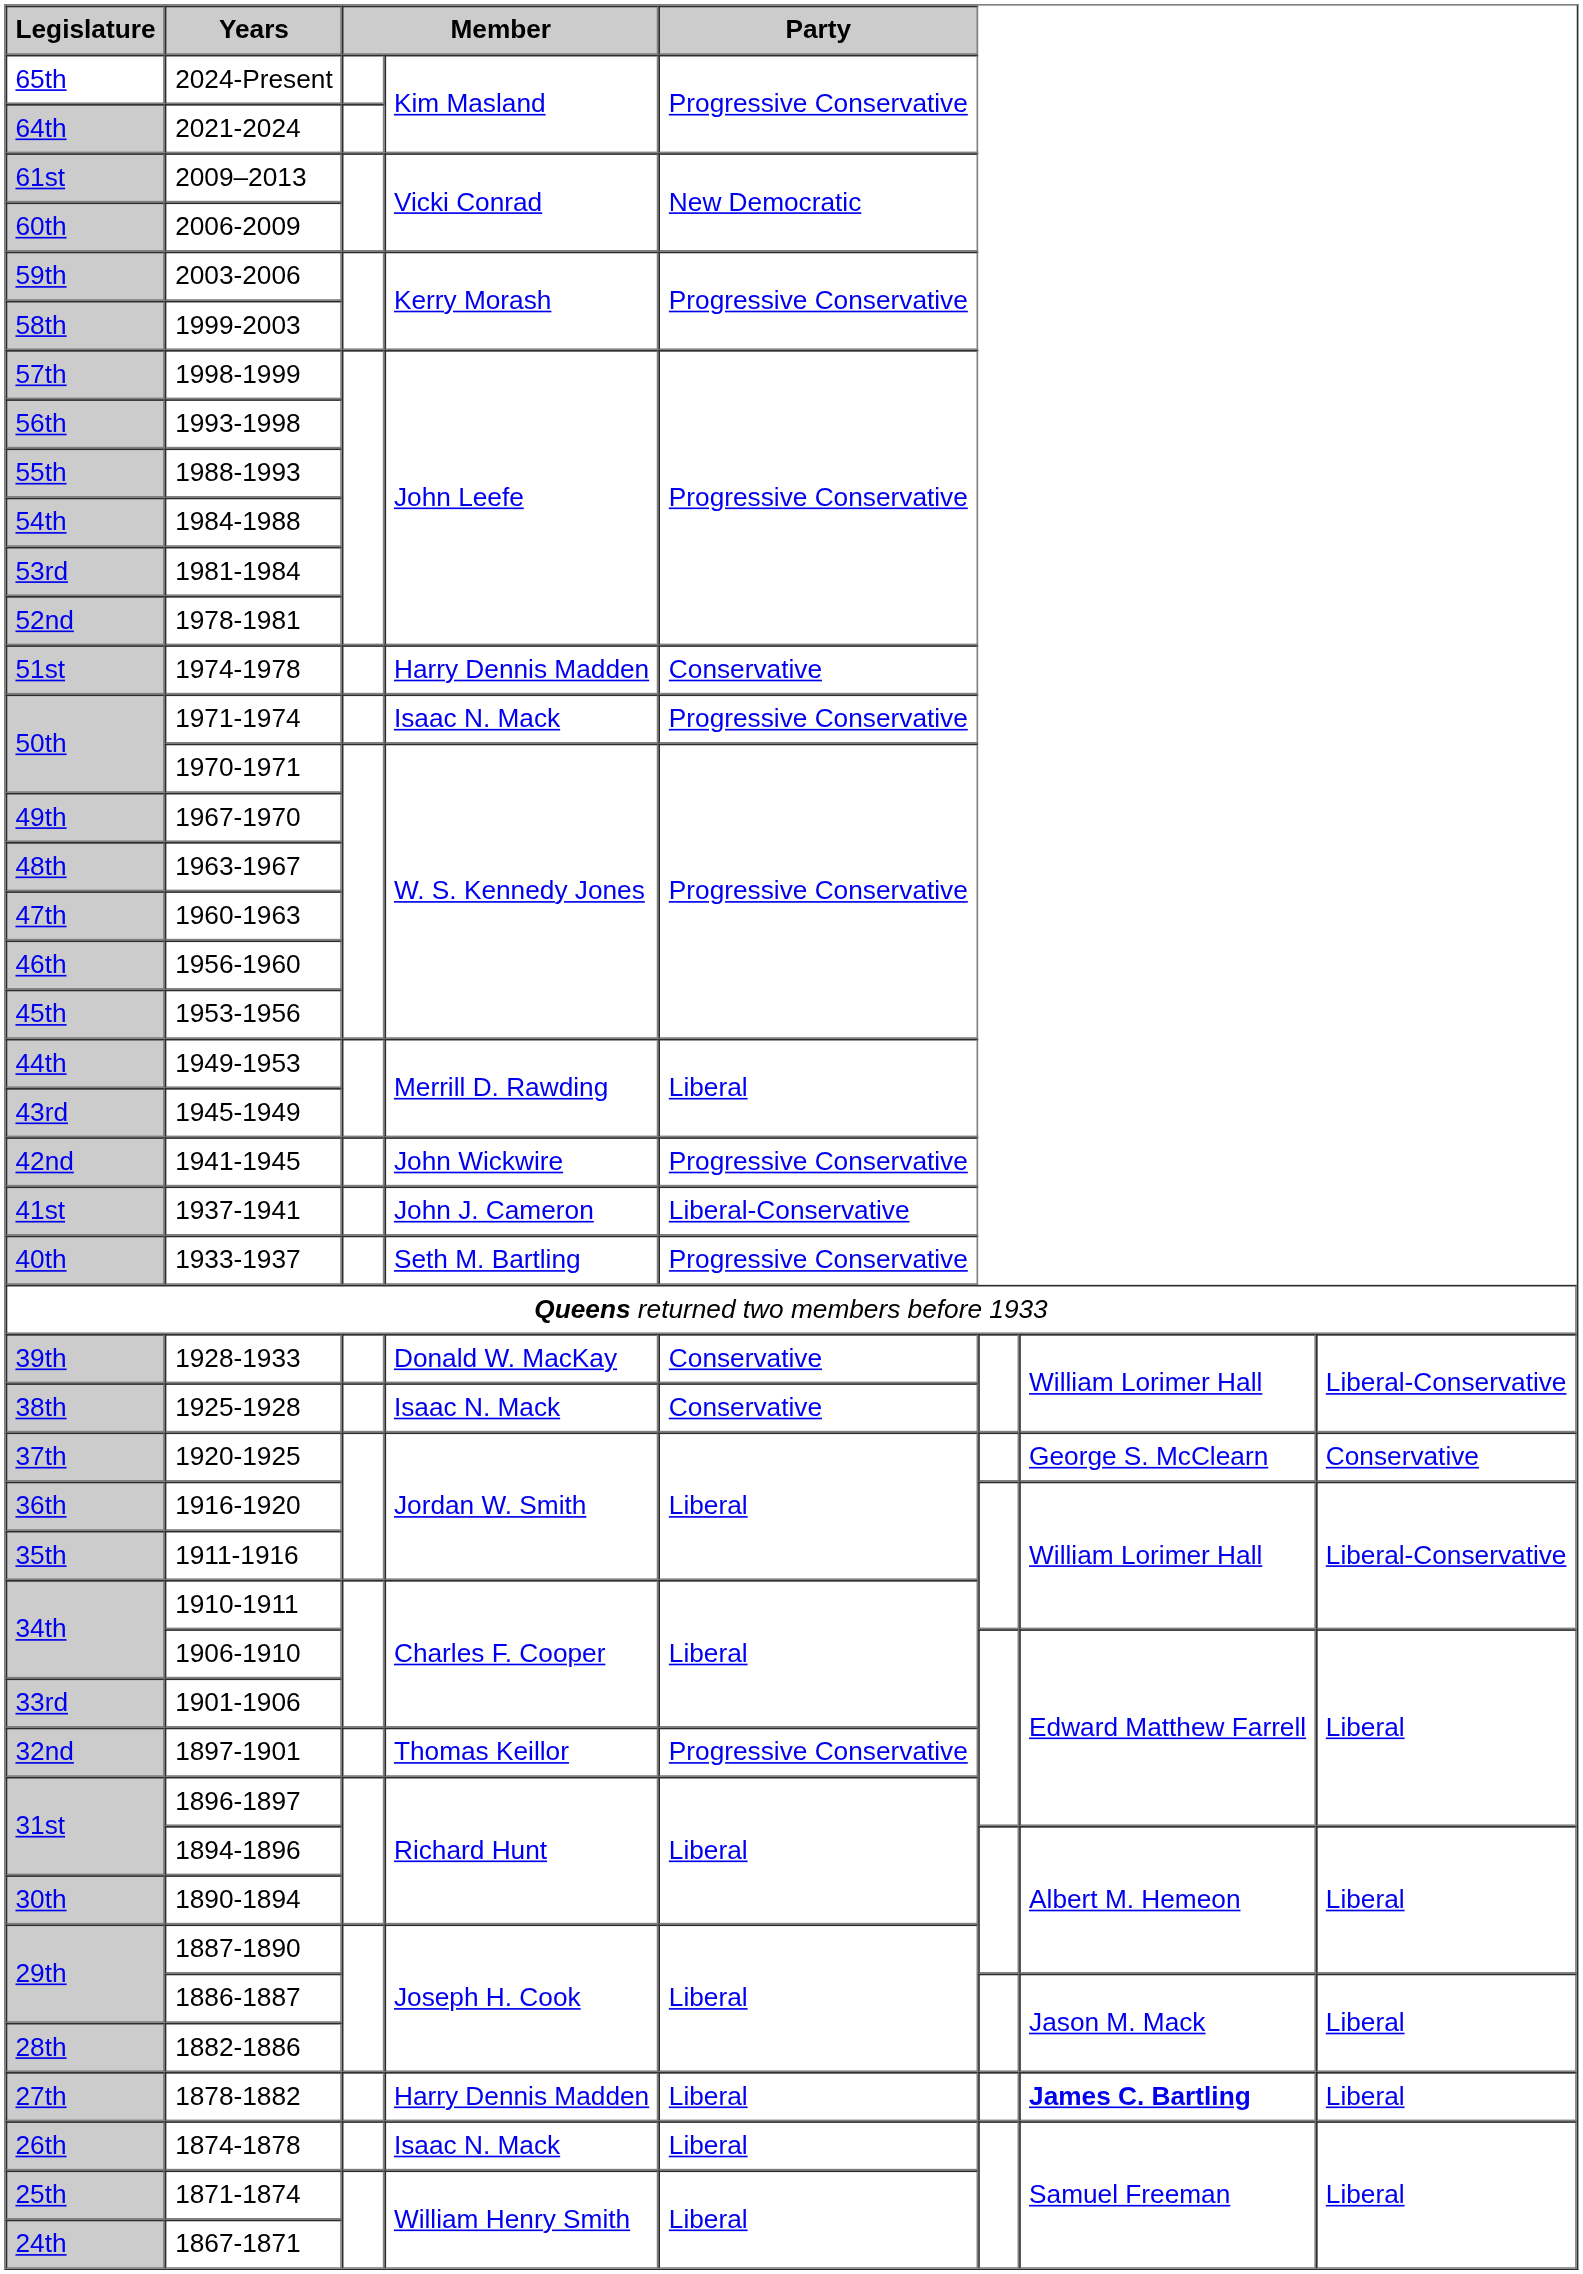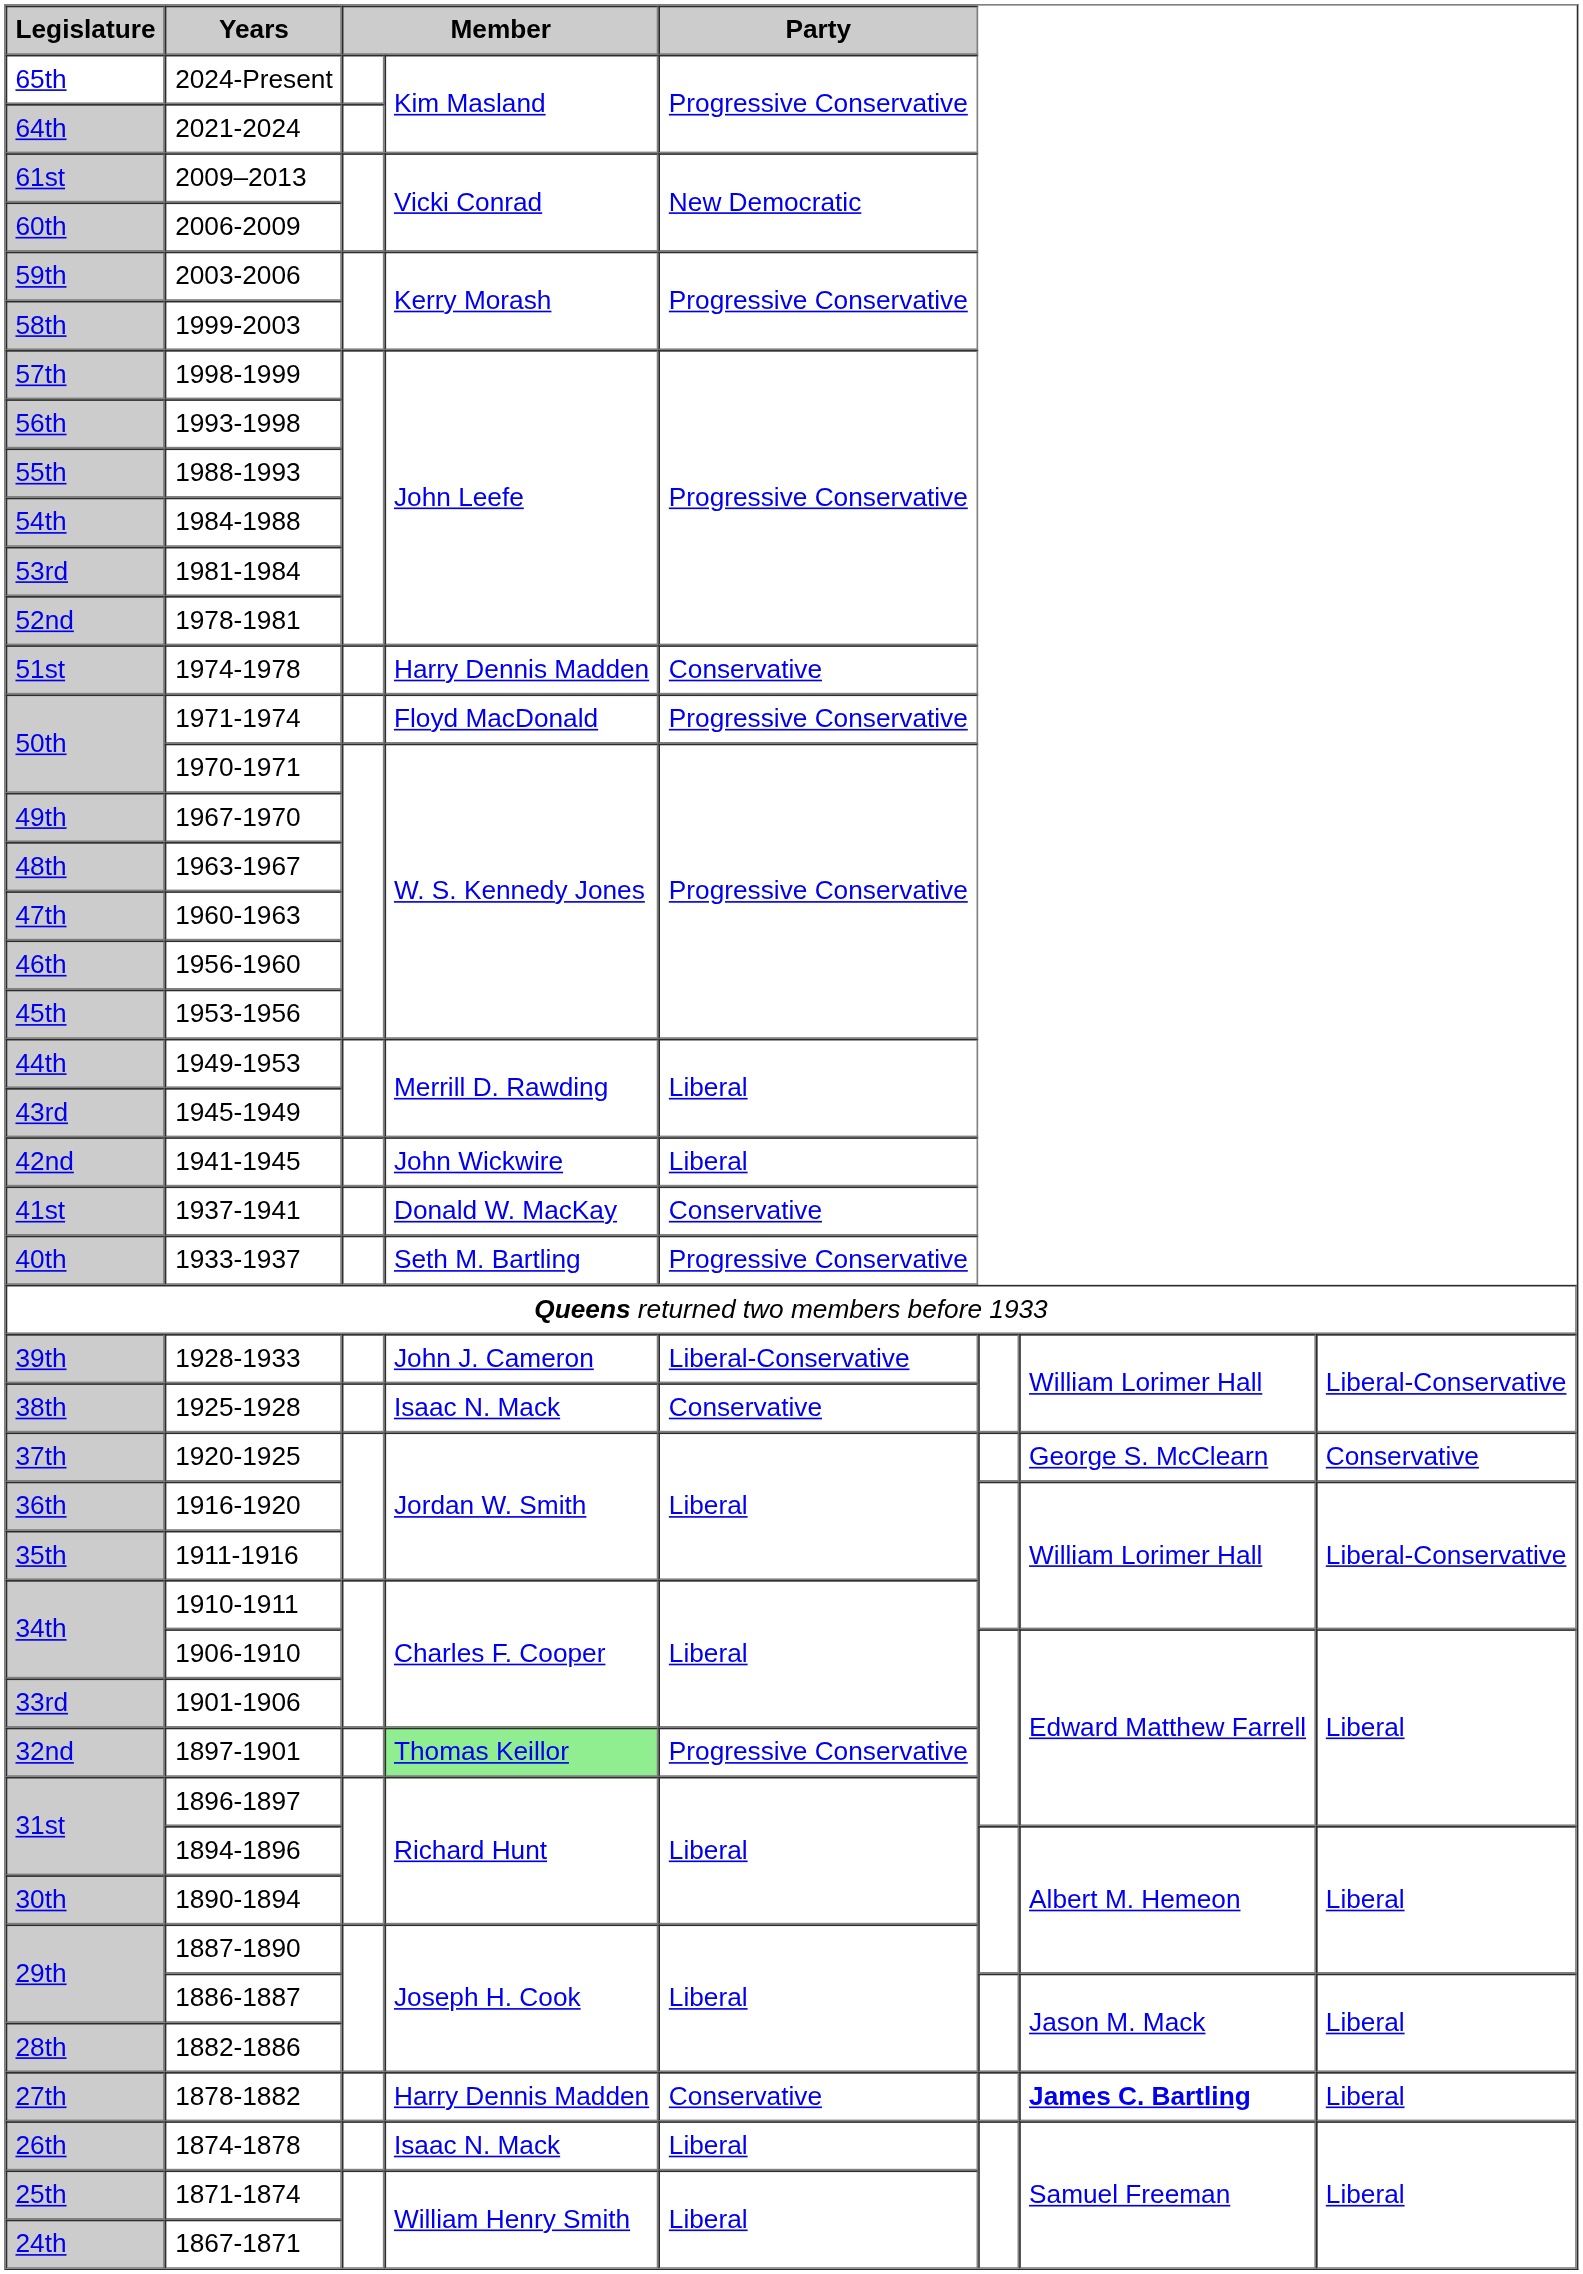(477, 718) Isaac N. Mack -> (496, 718) Floyd MacDonald
(818, 1161) Progressive Conservative -> (708, 1161) Liberal
(494, 1210) John J. Cameron -> (506, 1210) Donald W. MacKay
(789, 1210) Liberal-Conservative -> (745, 1210) Conservative
(506, 1358) Donald W. MacKay -> (494, 1358) John J. Cameron
(745, 1358) Conservative -> (789, 1358) Liberal-Conservative
(481, 1751) no background -> (481, 1751) lightgreen background
(708, 2096) Liberal -> (745, 2096) Conservative
